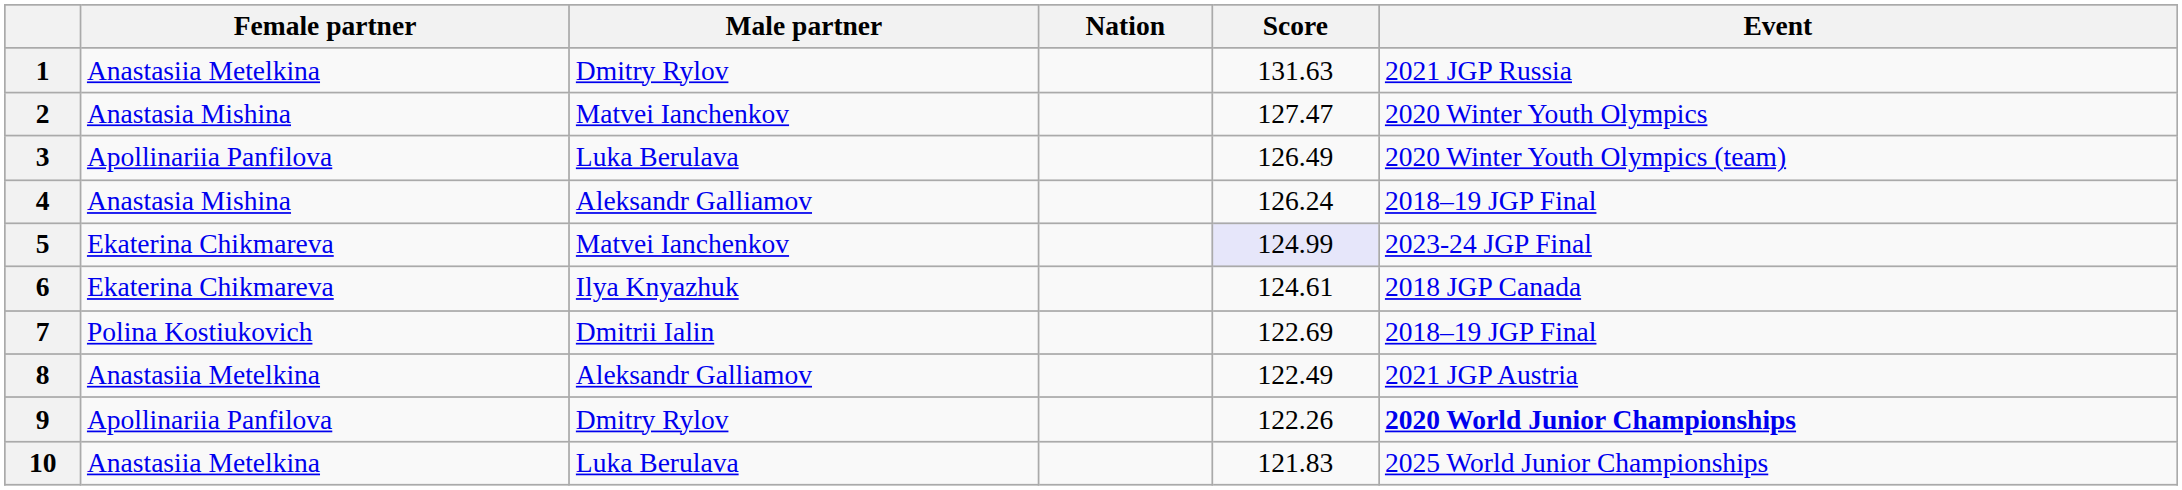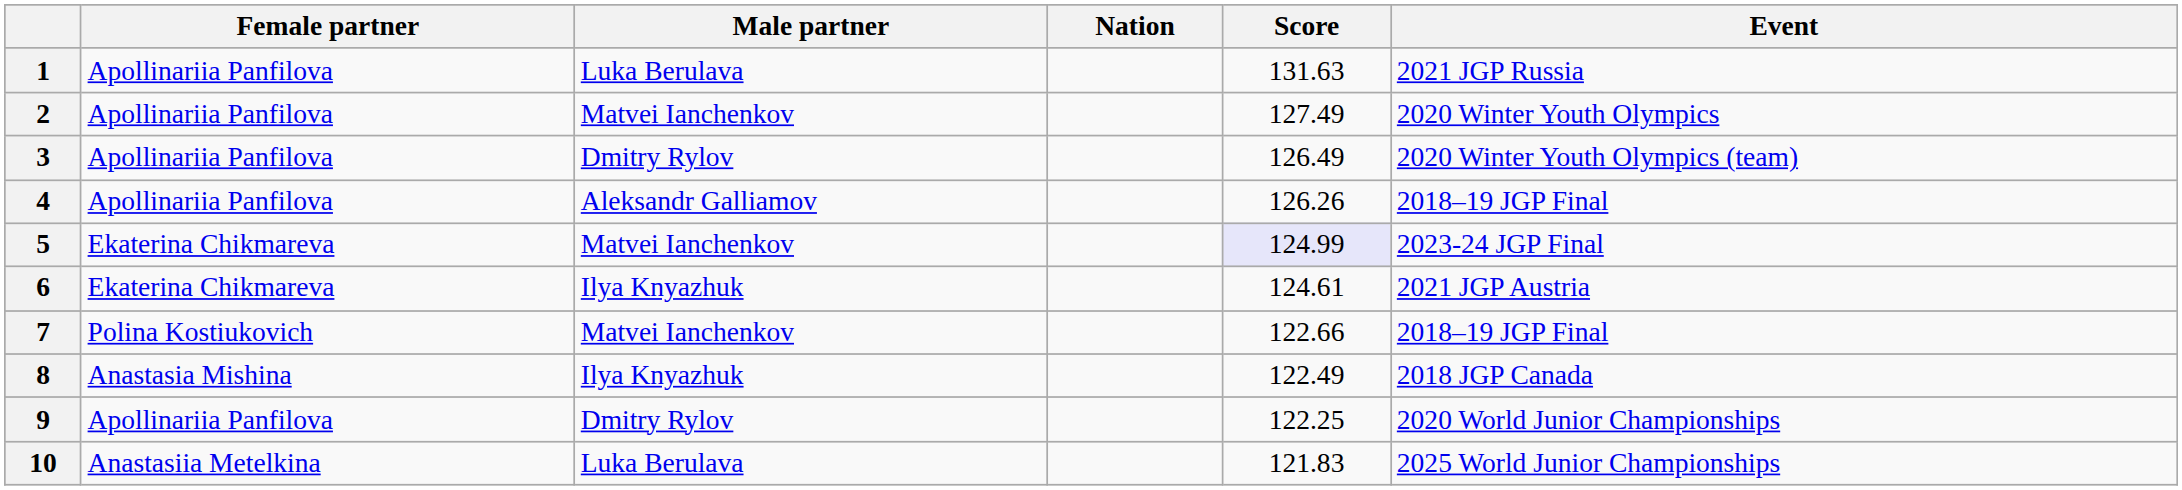(203, 69) Anastasiia Metelkina -> (210, 69) Apollinariia Panfilova
(652, 69) Dmitry Rylov -> (662, 69) Luka Berulava
(189, 113) Anastasia Mishina -> (210, 113) Apollinariia Panfilova
(1295, 113) 127.47 -> (1307, 113) 127.49
(657, 157) Luka Berulava -> (657, 157) Dmitry Rylov
(189, 200) Anastasia Mishina -> (210, 200) Apollinariia Panfilova
(1295, 200) 126.24 -> (1307, 200) 126.26
(1483, 288) 2018 JGP Canada -> (1493, 288) 2021 JGP Austria
(645, 331) Dmitrii Ialin -> (687, 331) Matvei Ianchenkov
(1295, 331) 122.69 -> (1307, 331) 122.66
(203, 375) Anastasiia Metelkina -> (190, 375) Anastasia Mishina
(694, 375) Aleksandr Galliamov -> (662, 375) Ilya Knyazhuk
(1482, 375) 2021 JGP Austria -> (1495, 375) 2018 JGP Canada
(1295, 419) 122.26 -> (1307, 419) 122.25
(1590, 419) bold -> (1589, 419) normal
